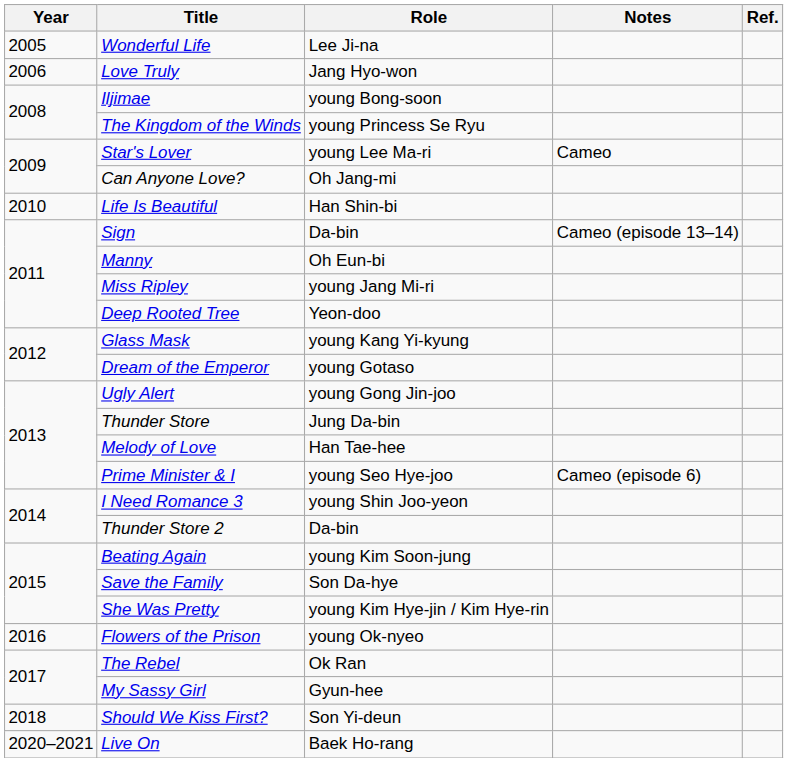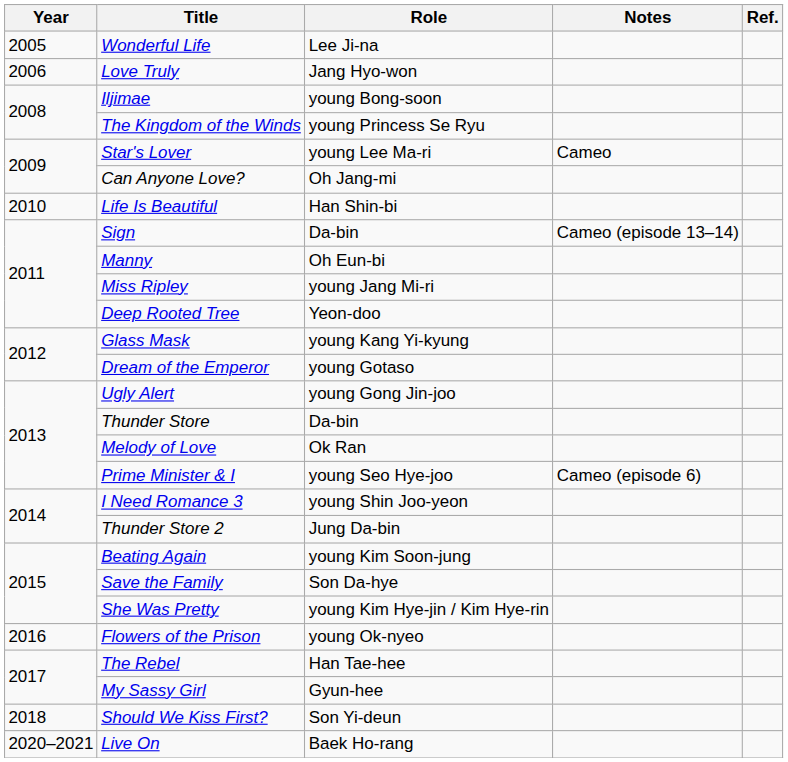(354, 421) Jung Da-bin -> (334, 421) Da-bin
(357, 448) Han Tae-hee -> (337, 448) Ok Ran
(334, 529) Da-bin -> (354, 529) Jung Da-bin
(337, 663) Ok Ran -> (357, 663) Han Tae-hee
